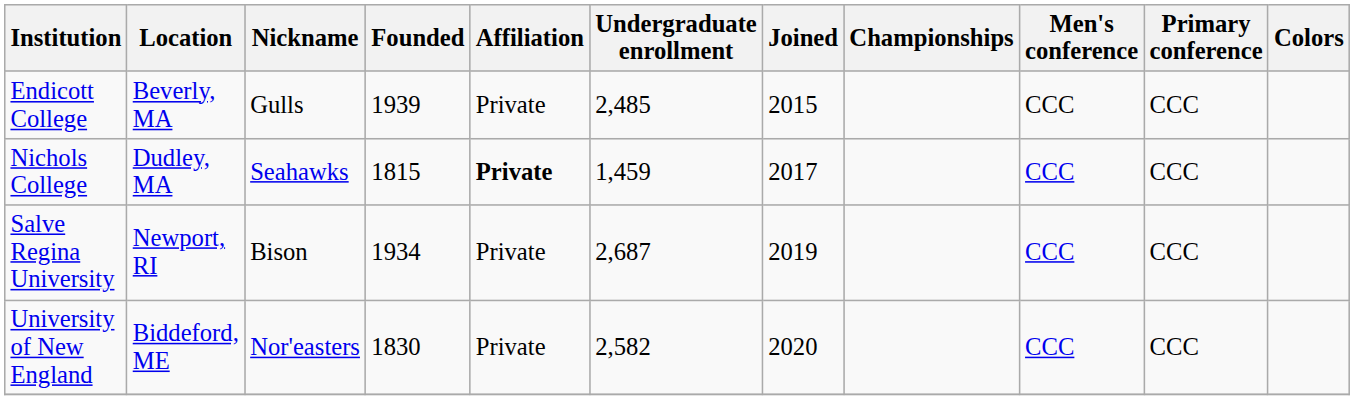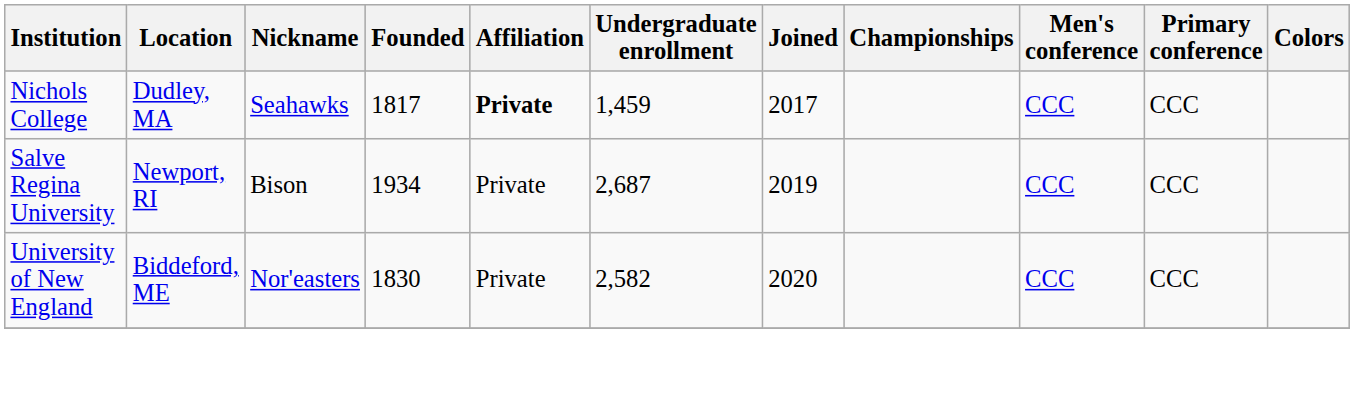- row: (52, 104)
(396, 171) 1815 -> (396, 104) 1817
